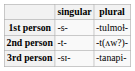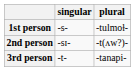(62, 43) -t- -> (64, 43) -sɪ-
(64, 58) -sɪ- -> (62, 58) -t-
